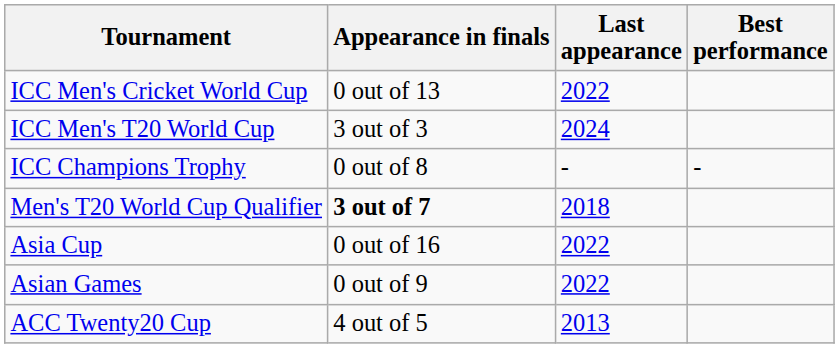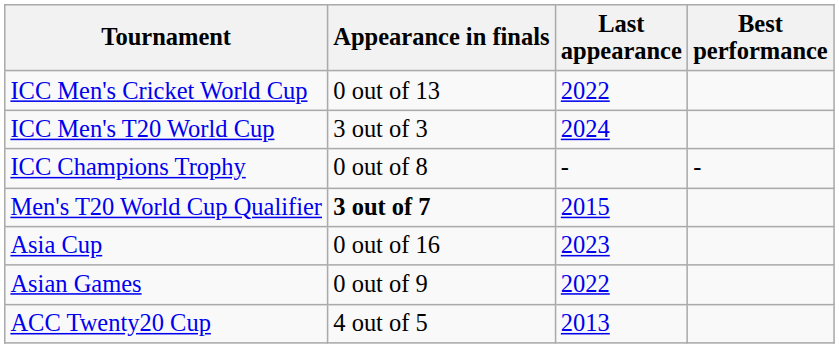(585, 206) 2018 -> (585, 206) 2015
(585, 245) 2022 -> (585, 245) 2023
